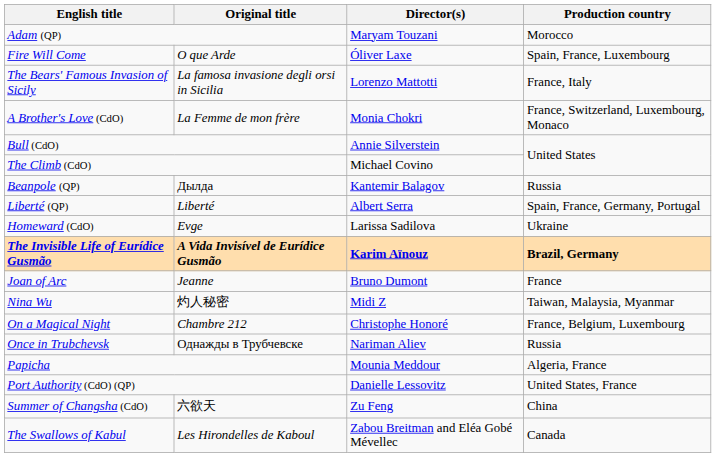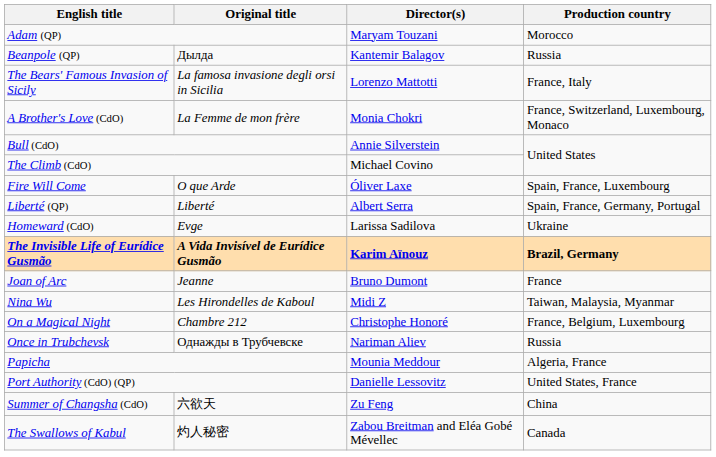rows swapped: (43, 185) <-> (47, 55)
(203, 302) 灼人秘密 -> (246, 301) Les Hirondelles de Kaboul
(246, 435) Les Hirondelles de Kaboul -> (203, 432) 灼人秘密
